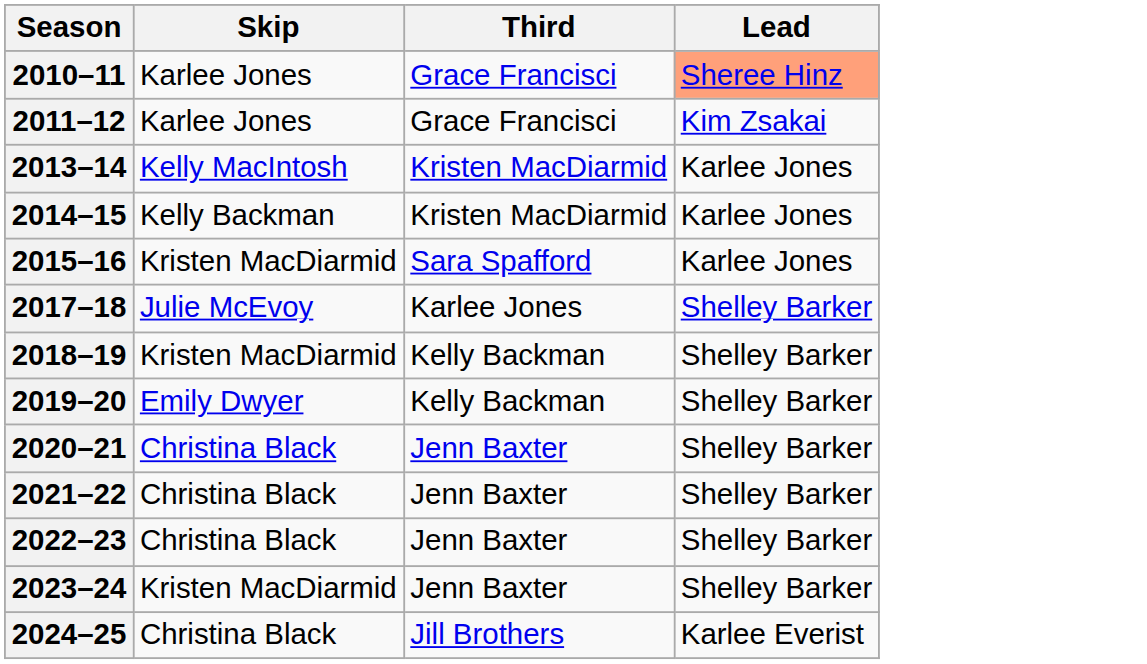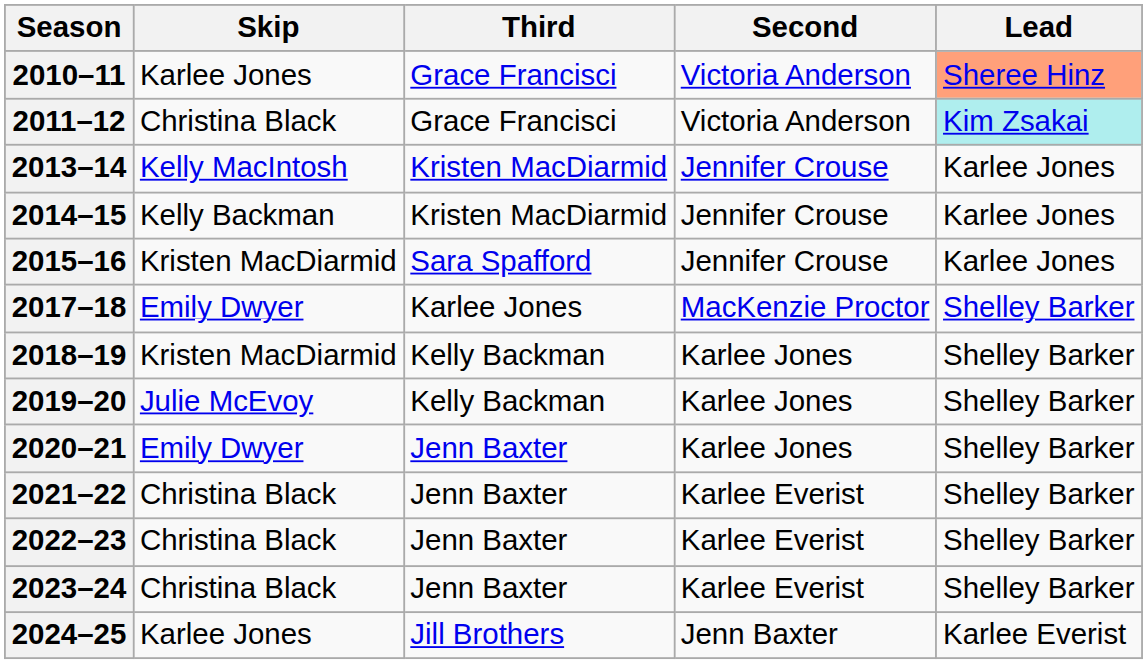+ column: (805, 27)
(226, 121) Karlee Jones -> (238, 121) Christina Black
(754, 121) no background -> (1016, 121) paleturquoise background
(227, 307) Julie McEvoy -> (222, 307) Emily Dwyer
(222, 401) Emily Dwyer -> (227, 401) Julie McEvoy
(238, 448) Christina Black -> (222, 448) Emily Dwyer
(268, 588) Kristen MacDiarmid -> (238, 588) Christina Black
(238, 634) Christina Black -> (226, 634) Karlee Jones
